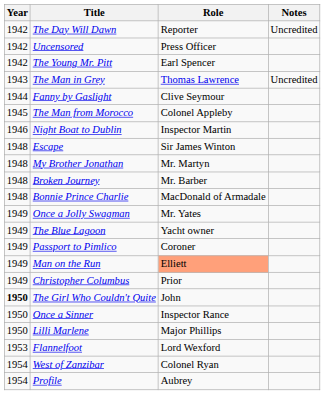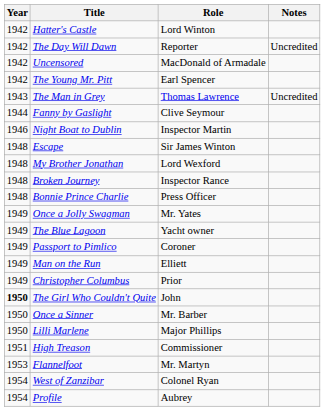+ row: (65, 29)
(188, 46) Press Officer -> (213, 63) MacDonald of Armadale
- row: (83, 113)
(185, 163) Mr. Martyn -> (191, 163) Lord Wexford
(184, 180) Mr. Barber -> (195, 180) Inspector Rance
(213, 197) MacDonald of Armadale -> (188, 197) Press Officer
(174, 264) lightsalmon background -> (174, 264) no background
(195, 314) Inspector Rance -> (184, 314) Mr. Barber
+ row: (61, 347)
(191, 347) Lord Wexford -> (185, 364) Mr. Martyn
